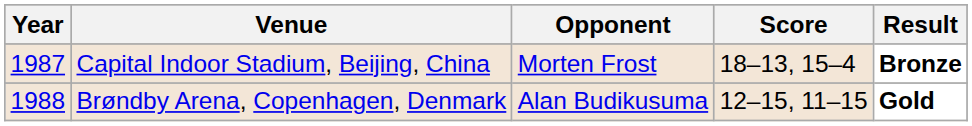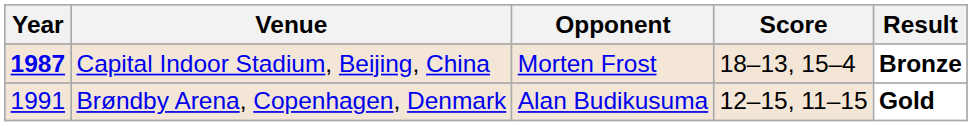(38, 63) normal -> (38, 63) bold
(38, 102) 1988 -> (38, 102) 1991
